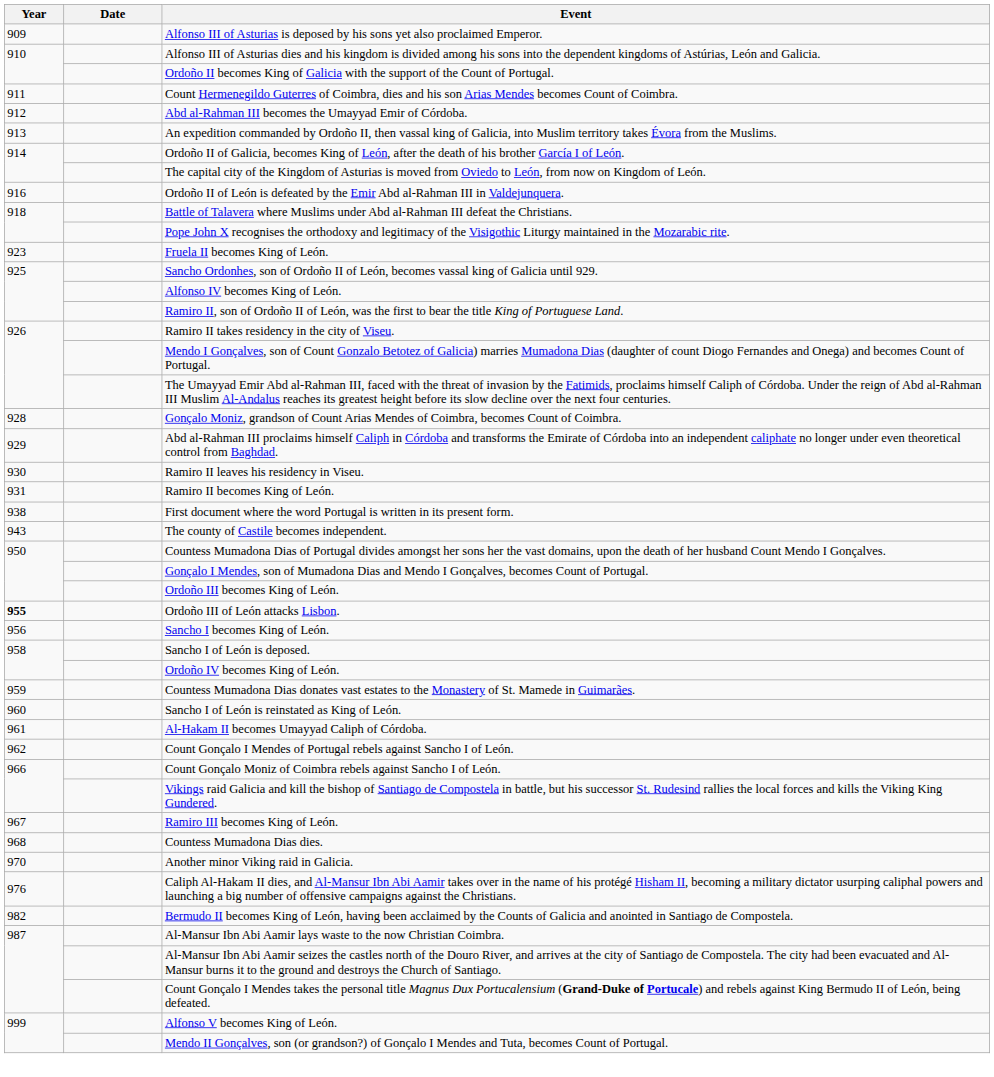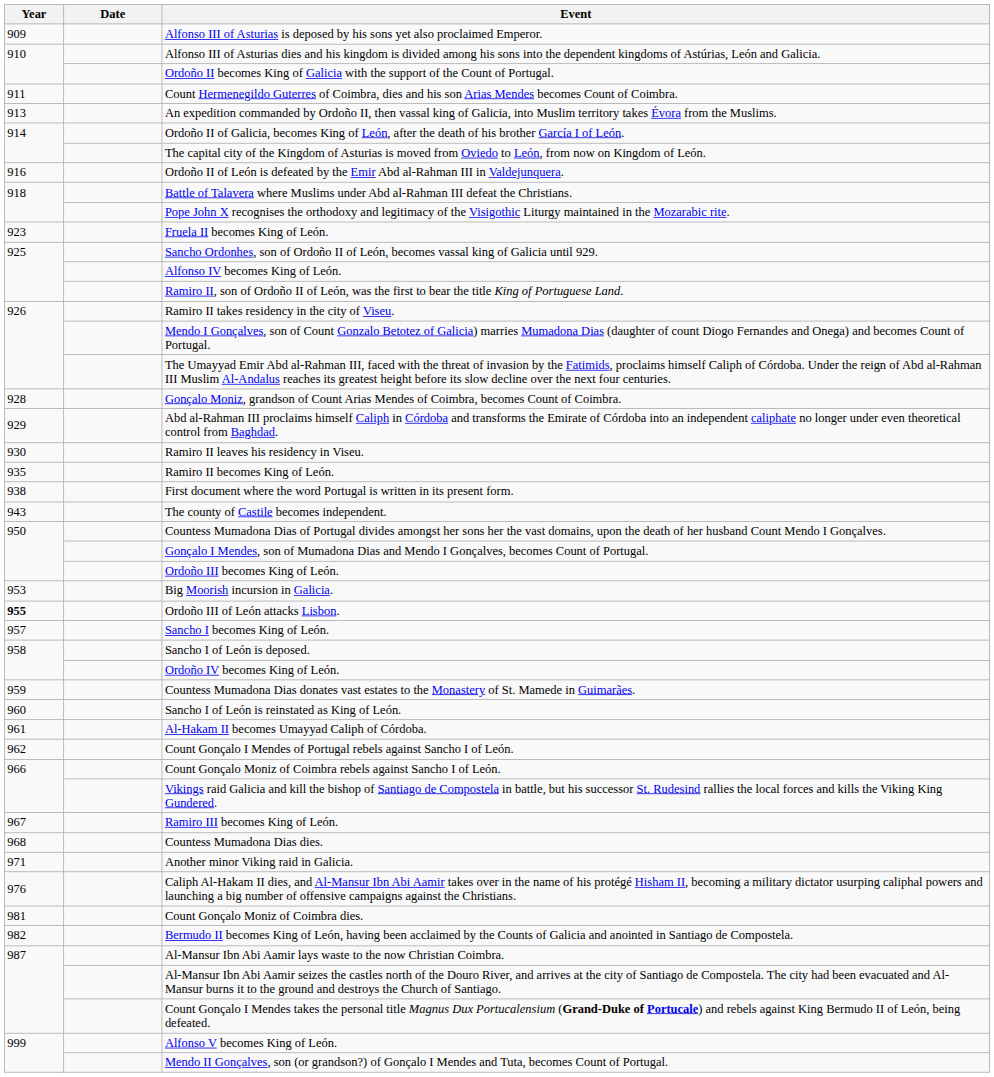- row: (316, 113)
(17, 491) 931 -> (17, 472) 935
+ row: (249, 590)
(17, 630) 956 -> (17, 630) 957
(17, 862) 970 -> (17, 862) 971
+ row: (264, 915)
